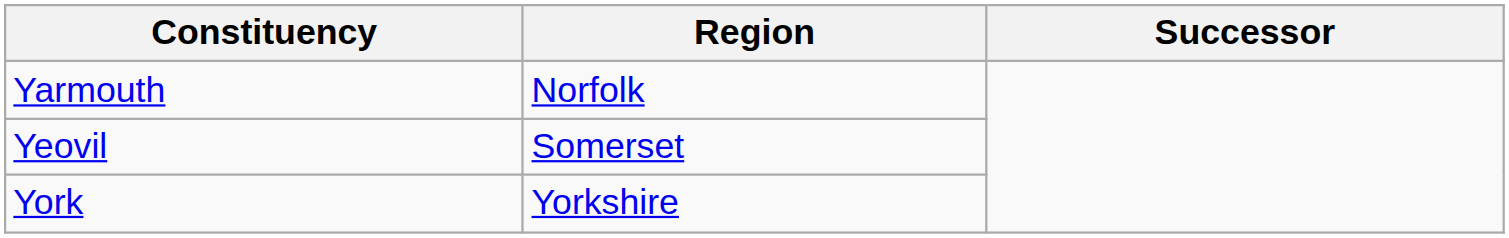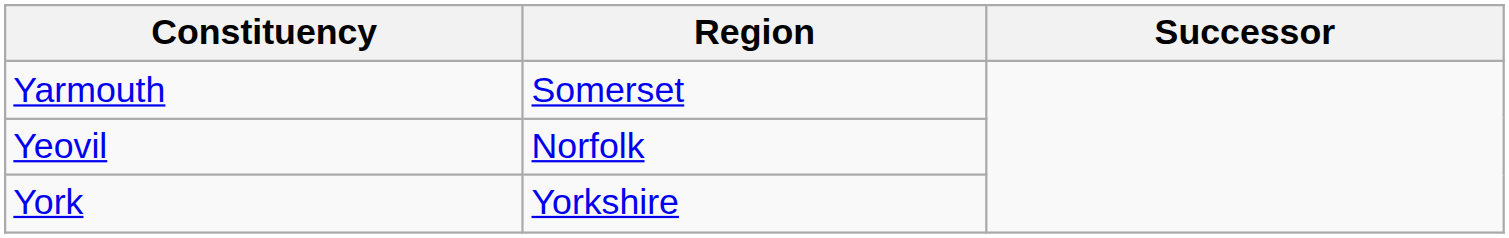(588, 89) Norfolk -> (608, 89) Somerset
(608, 145) Somerset -> (588, 145) Norfolk
